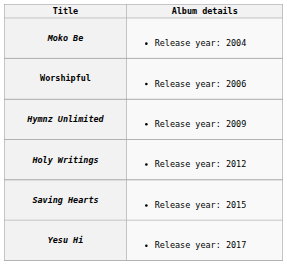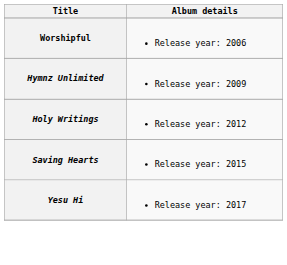- row: (65, 38)
